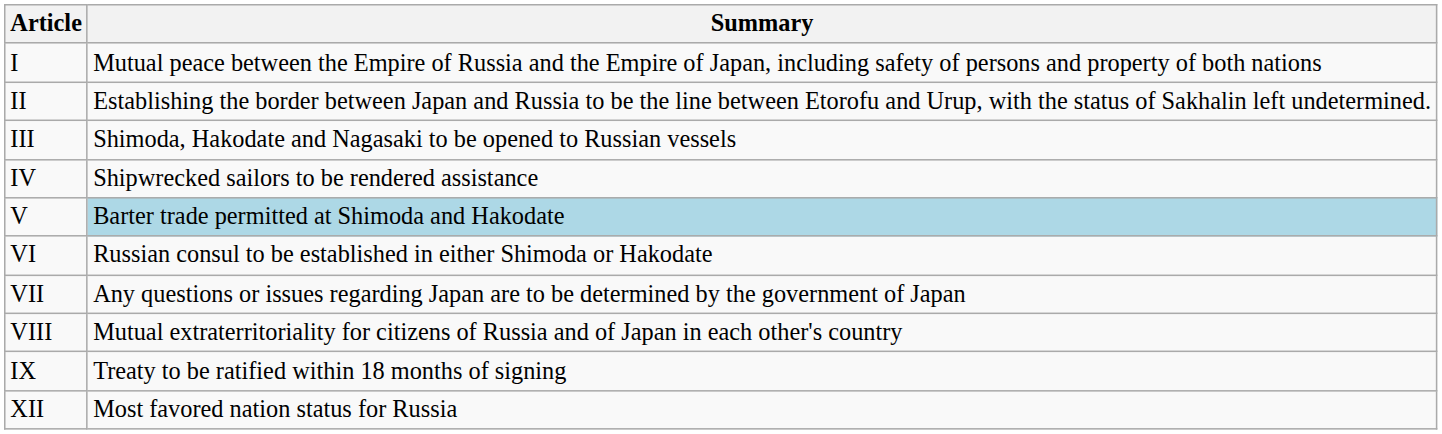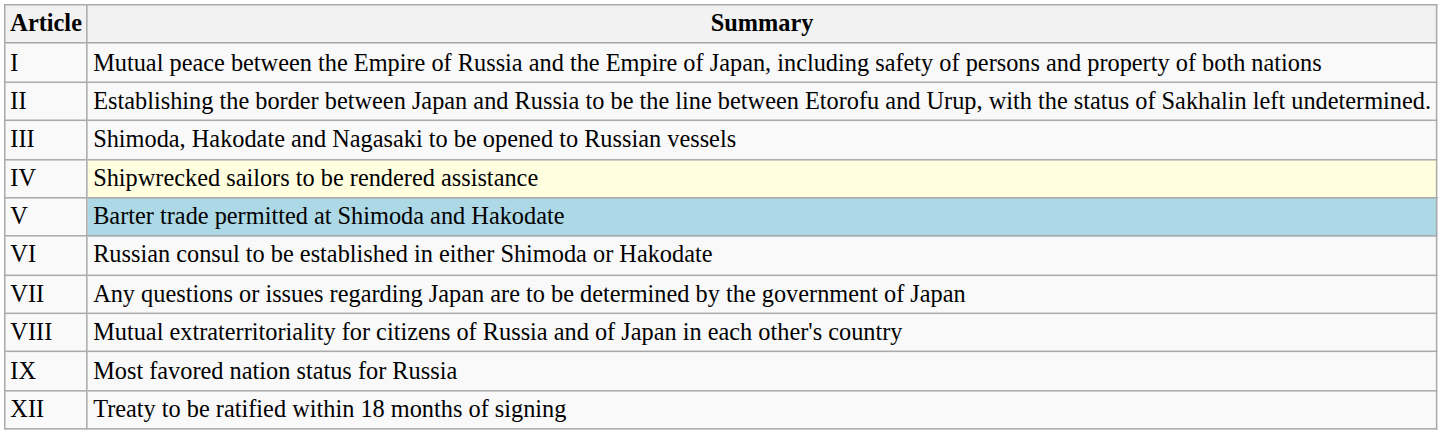(316, 178) no background -> (316, 178) lightyellow background
(330, 370) Treaty to be ratified within 18 months of signing -> (275, 370) Most favored nation status for Russia
(275, 409) Most favored nation status for Russia -> (330, 409) Treaty to be ratified within 18 months of signing
